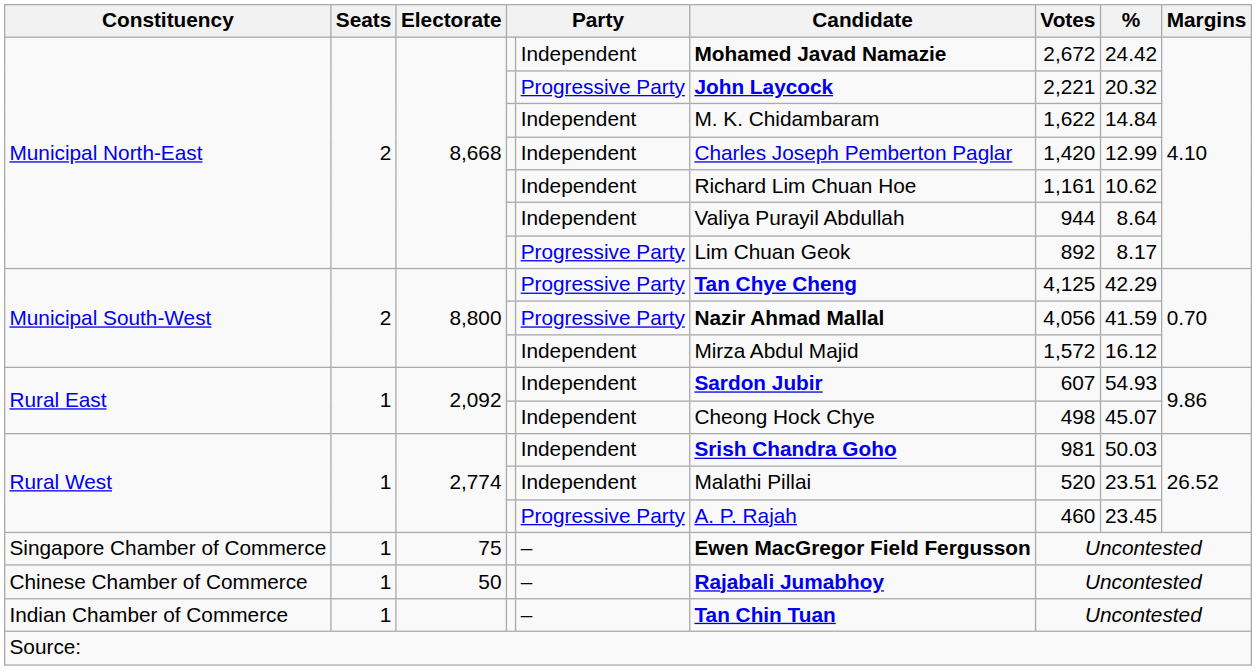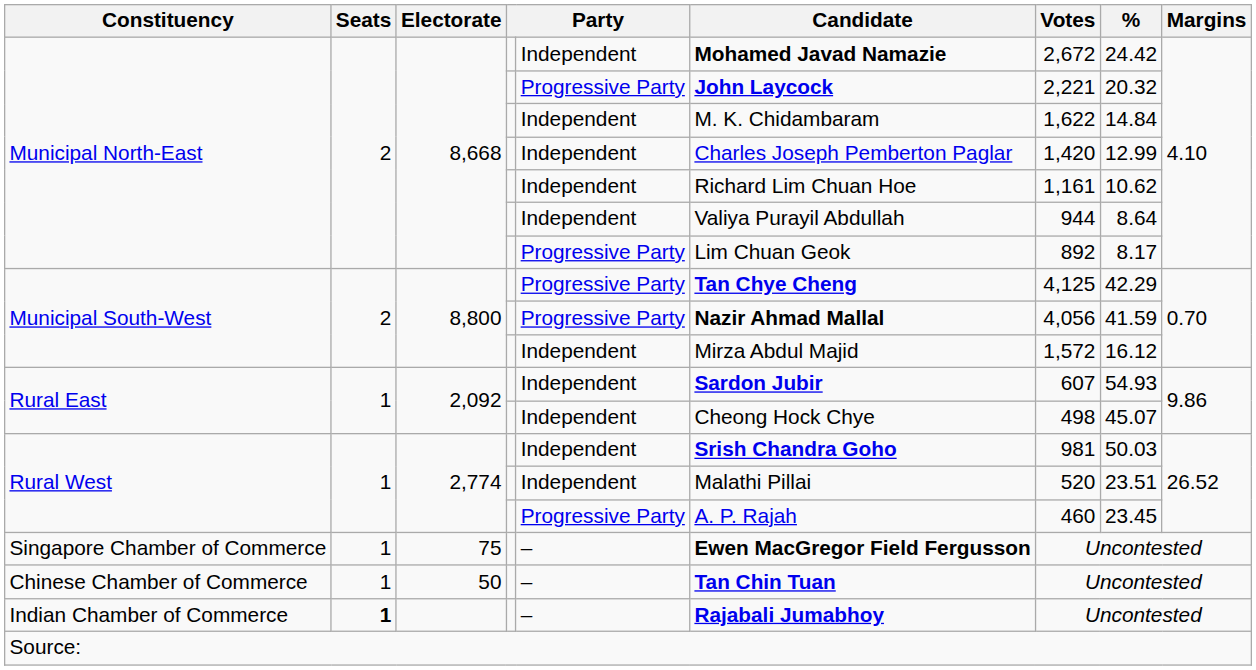(789, 581) Rajabali Jumabhoy -> (765, 581) Tan Chin Tuan
(386, 614) normal -> (386, 614) bold
(765, 614) Tan Chin Tuan -> (789, 614) Rajabali Jumabhoy
